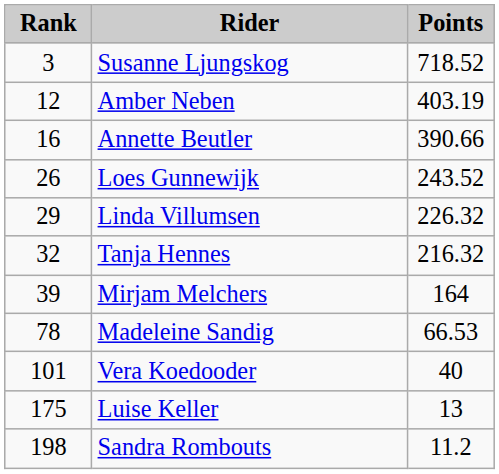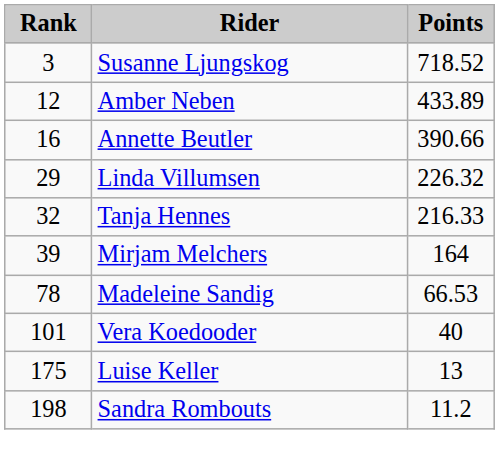(451, 100) 403.19 -> (451, 100) 433.89
- row: (178, 178)
(451, 255) 216.32 -> (451, 216) 216.33
